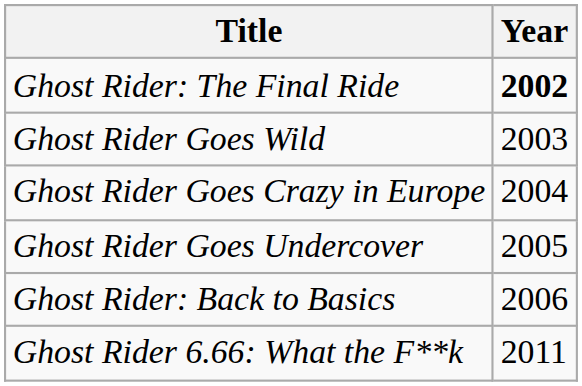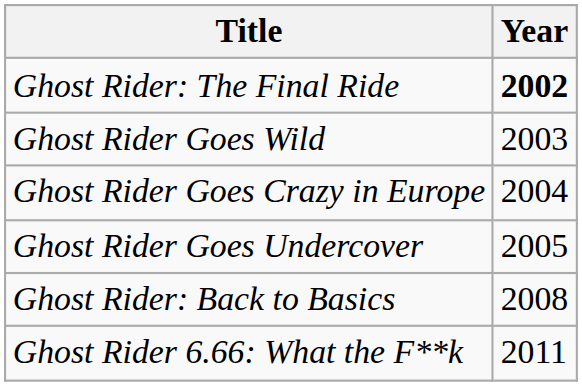(534, 298) 2006 -> (534, 298) 2008
